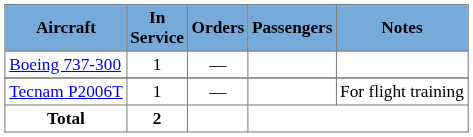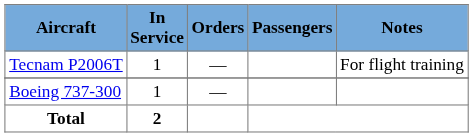rows swapped: (65, 64) <-> (66, 91)
